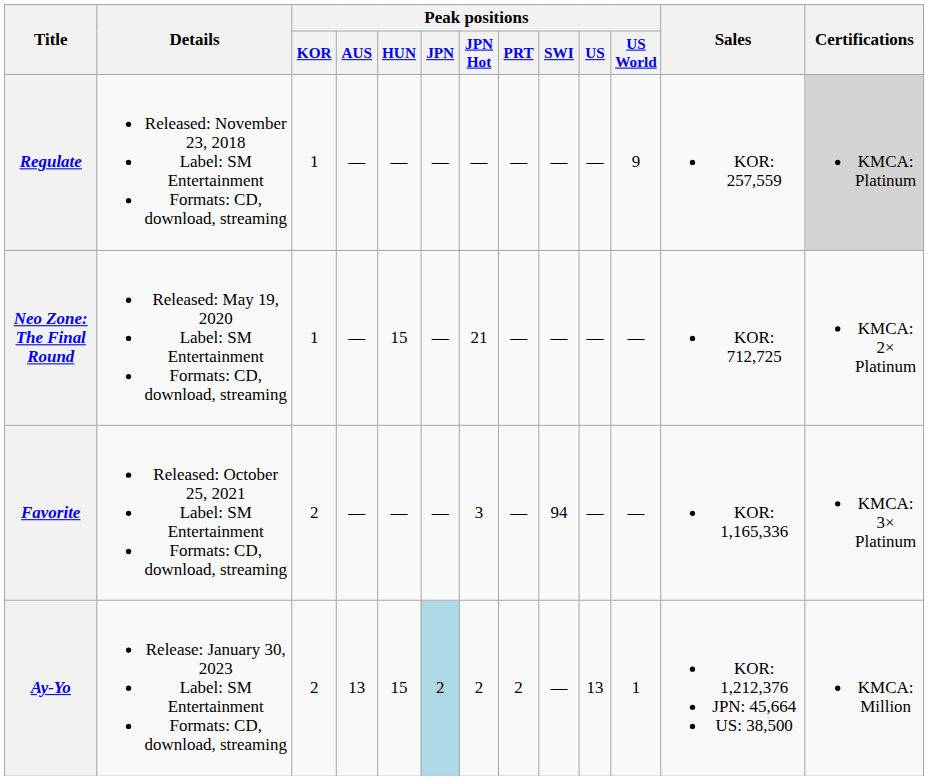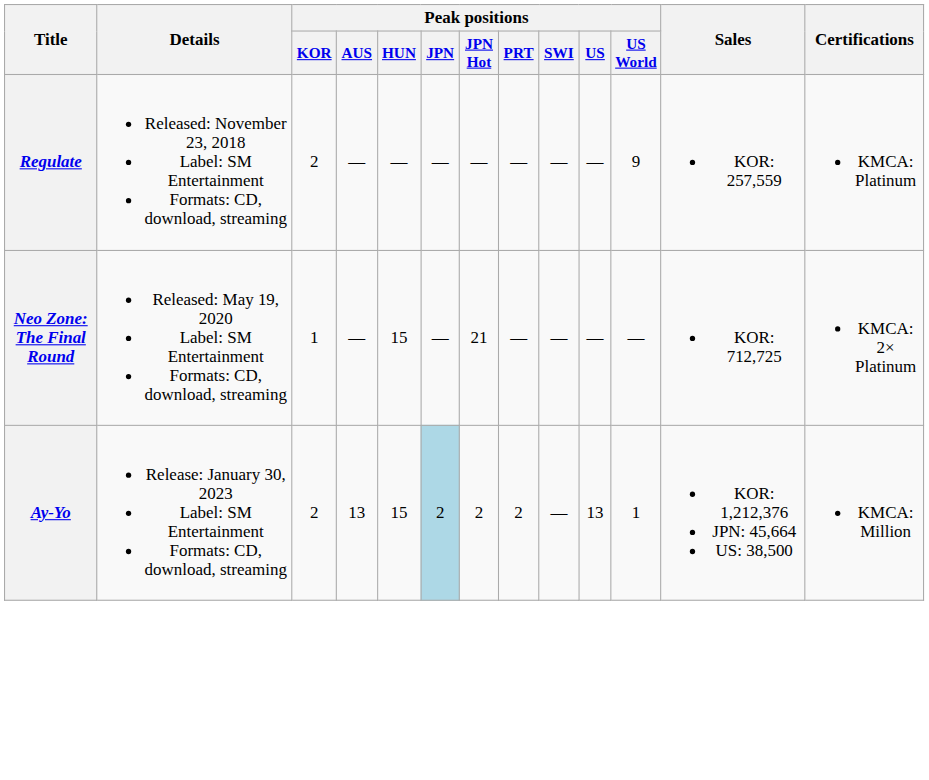(314, 162) 1 -> (314, 162) 2
(864, 172) lightgrey background -> (864, 172) no background
- row: (51, 512)
